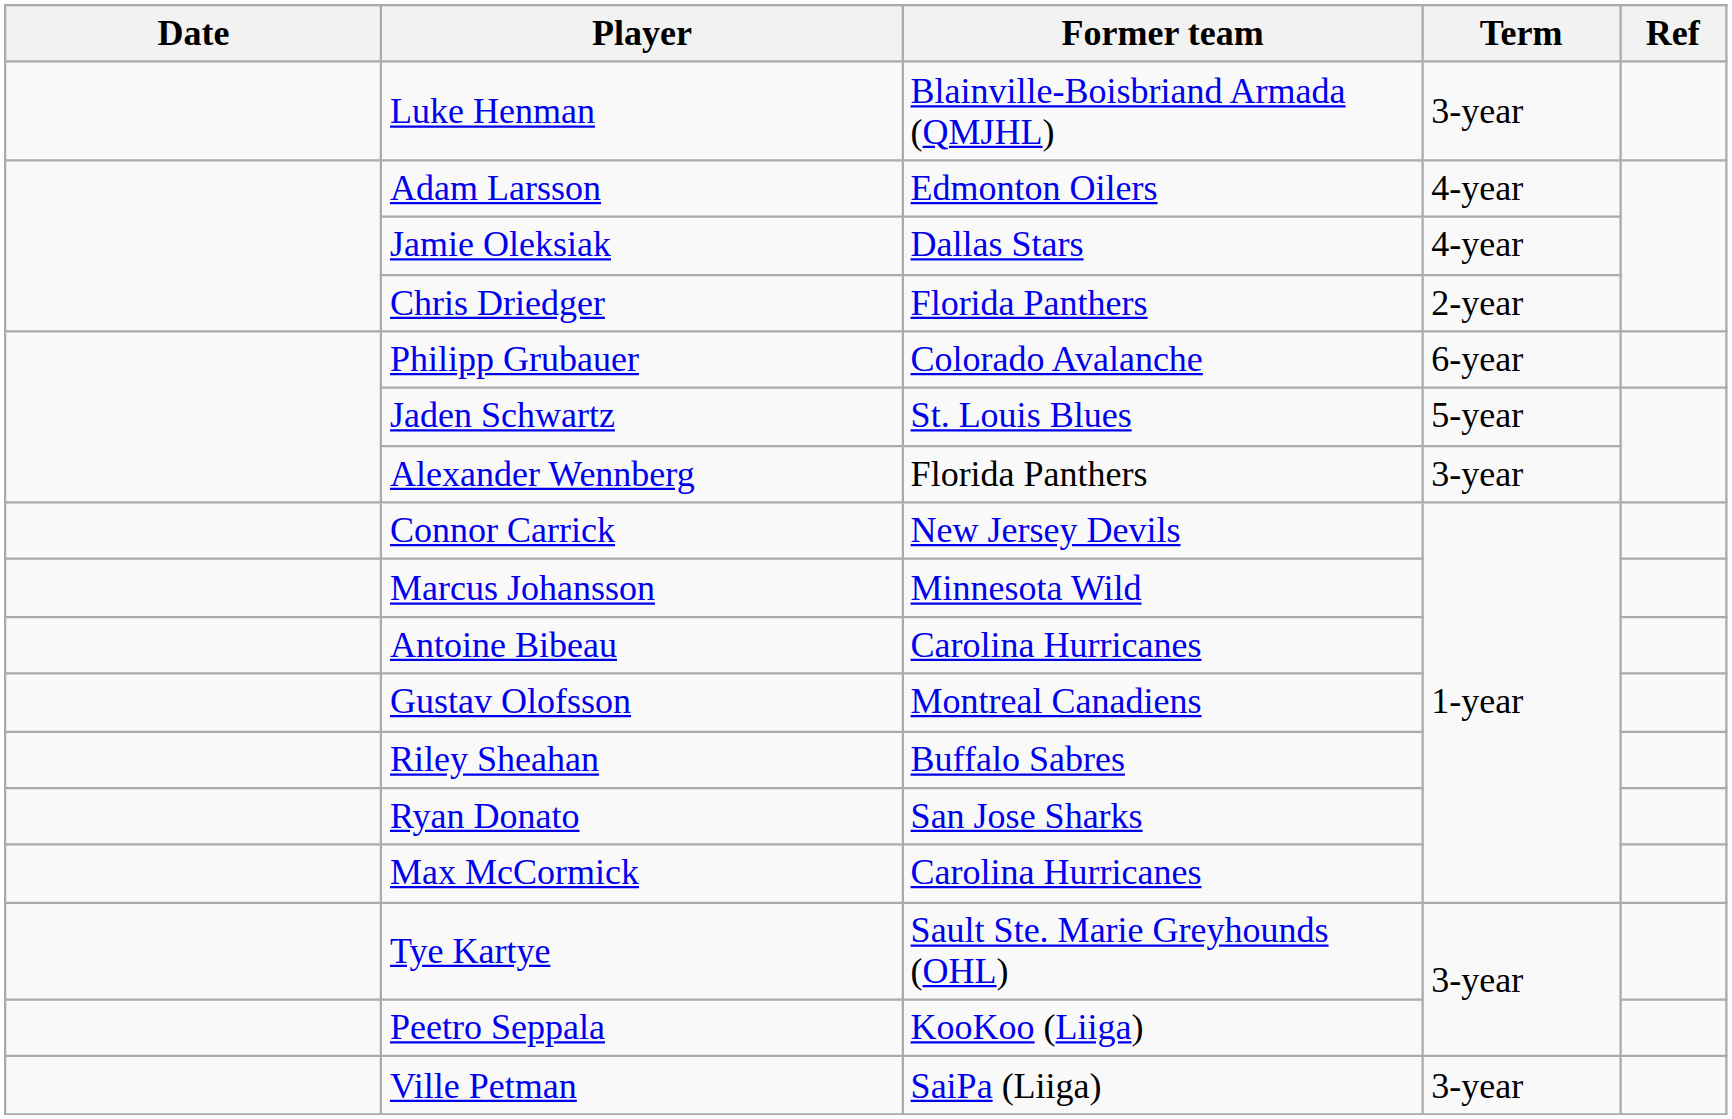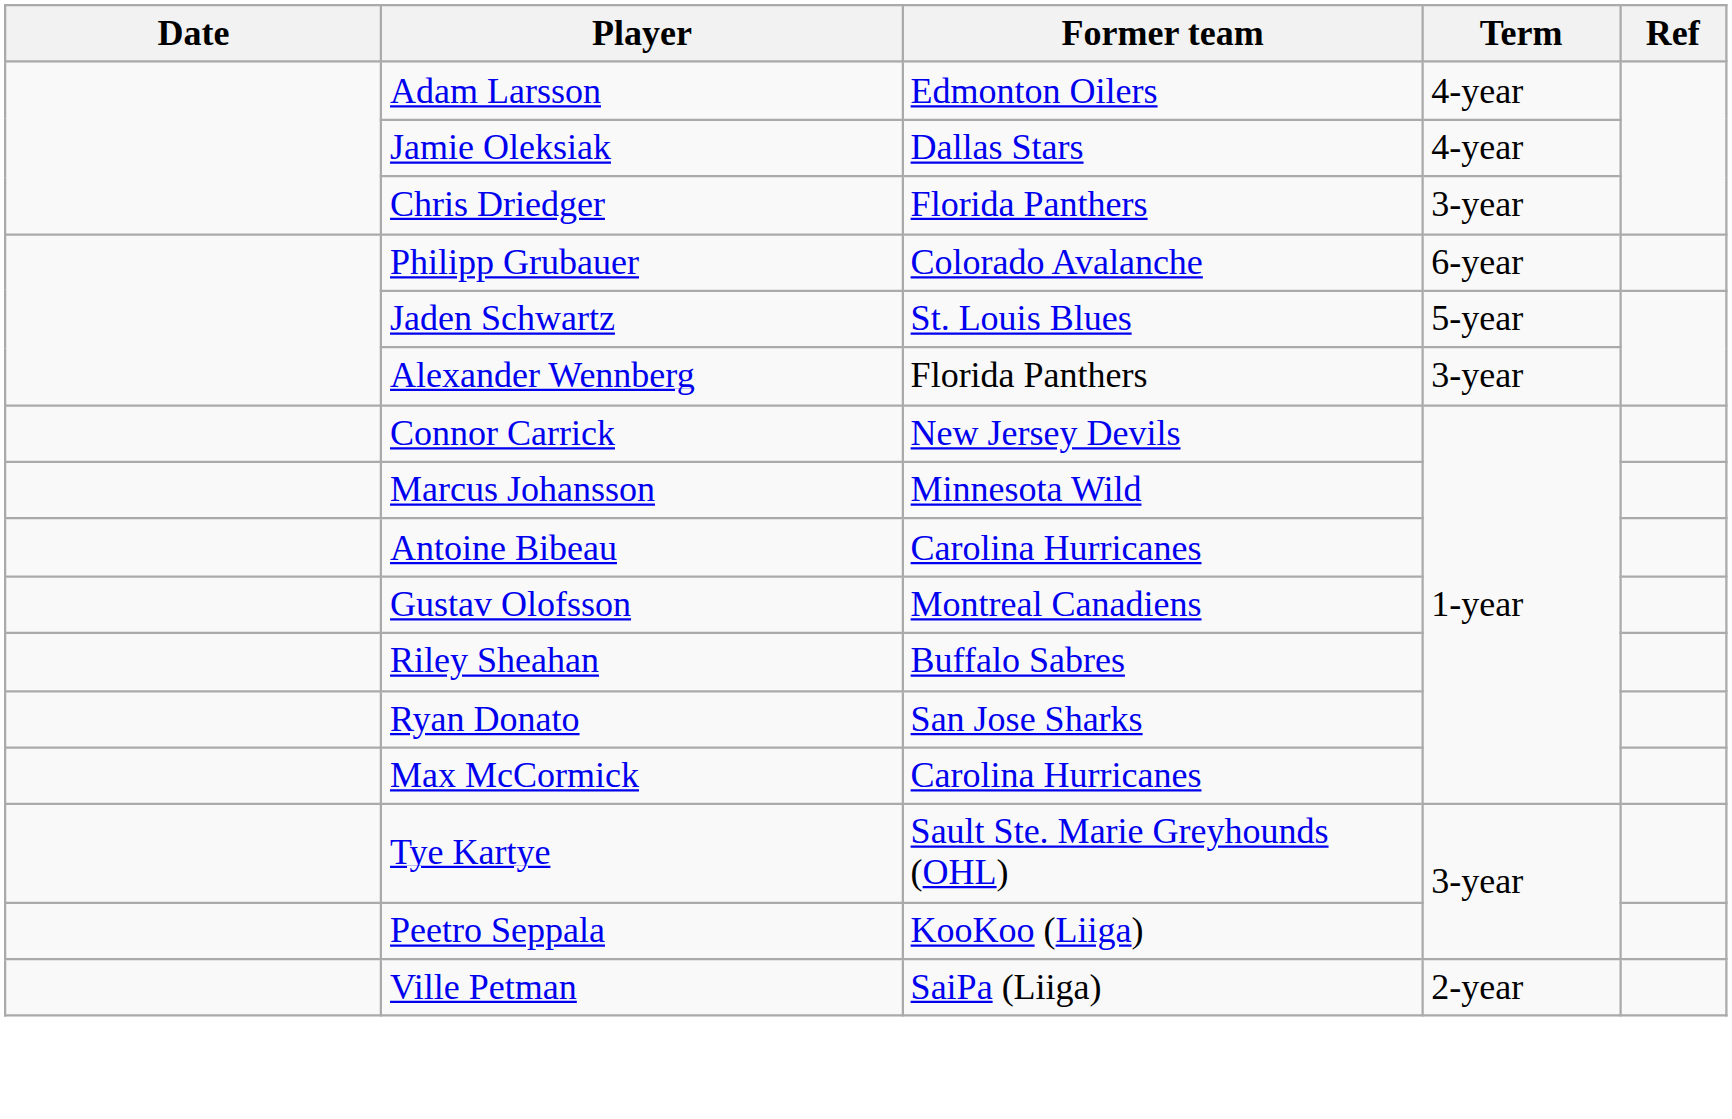- row: (492, 110)
(1477, 301) 2-year -> (1477, 204) 3-year
(1477, 1084) 3-year -> (1477, 987) 2-year
